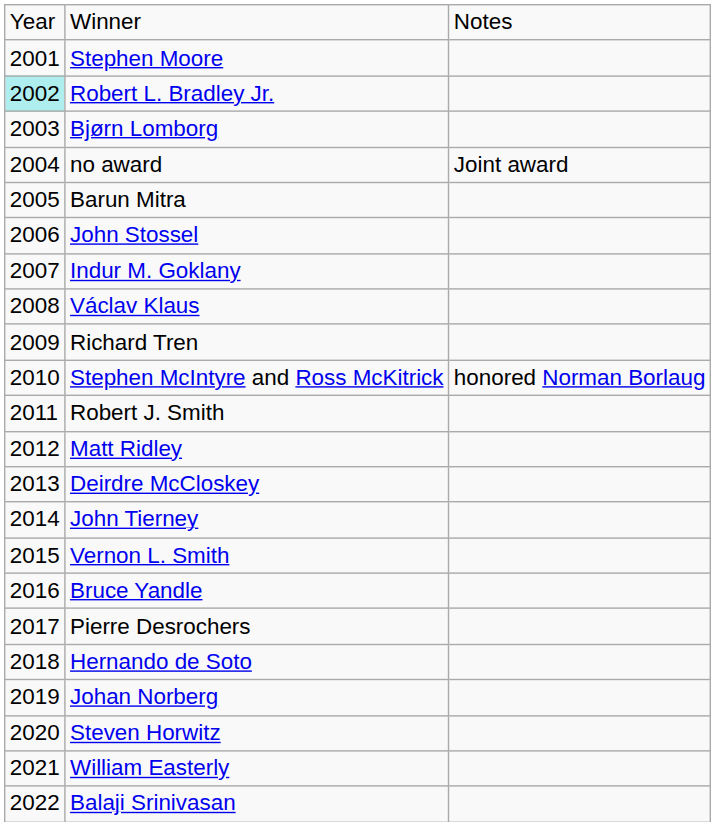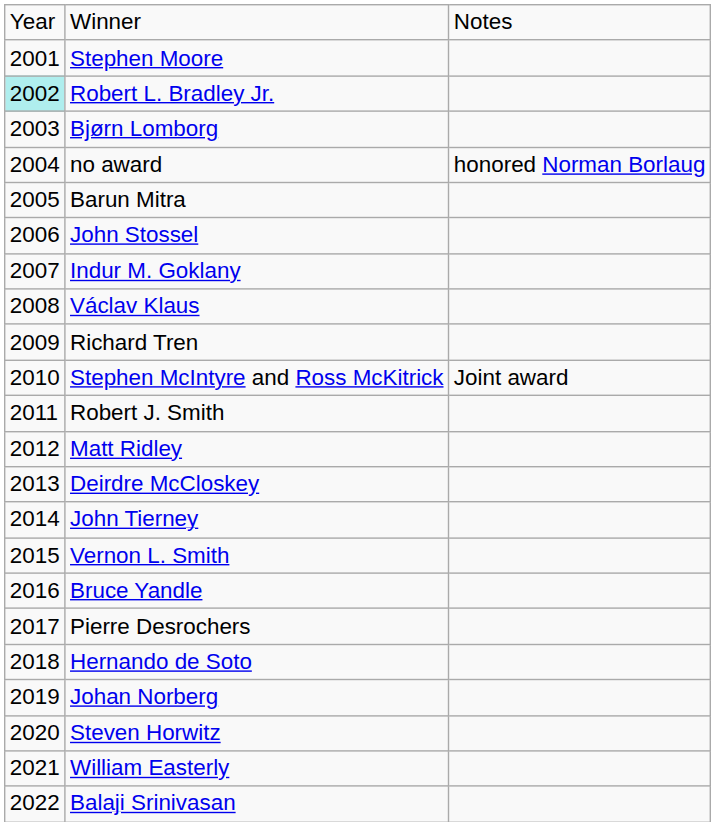(511, 164) Joint award -> (580, 164) honored Norman Borlaug
(580, 377) honored Norman Borlaug -> (511, 377) Joint award
